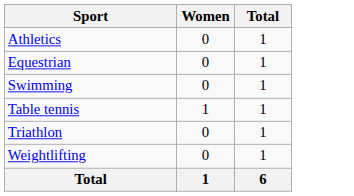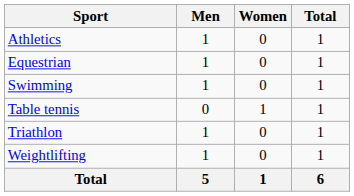+ column: (206, 16)
